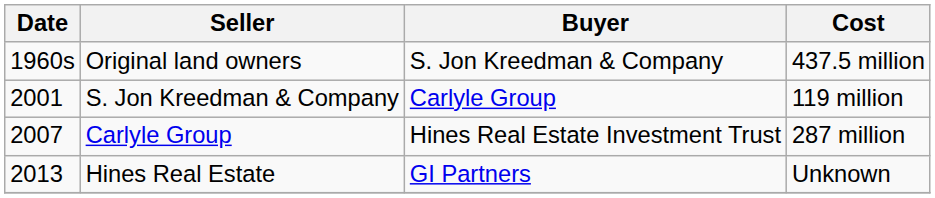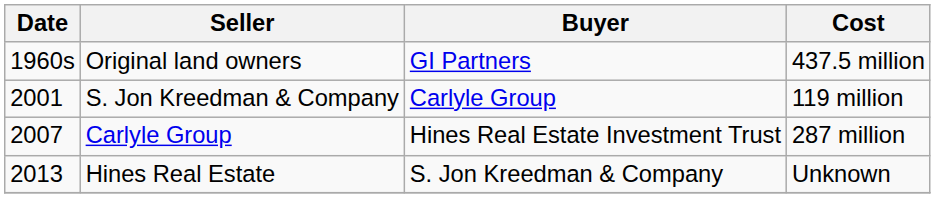(566, 60) S. Jon Kreedman & Company -> (470, 60) GI Partners
(470, 173) GI Partners -> (566, 173) S. Jon Kreedman & Company
